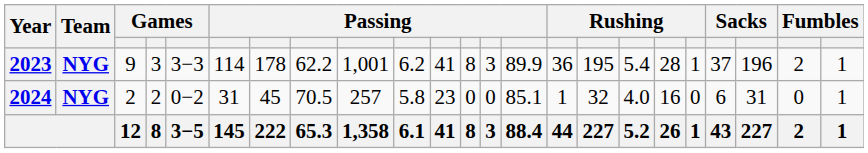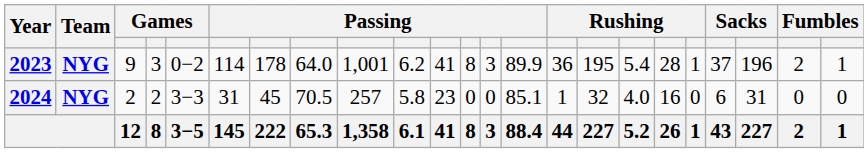(187, 64) 3−3 -> (187, 64) 0−2
(314, 64) 62.2 -> (314, 64) 64.0
(187, 97) 0−2 -> (187, 97) 3−3
(842, 97) 1 -> (842, 97) 0
